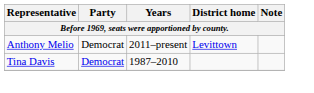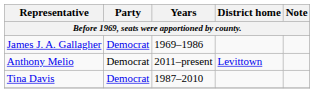+ row: (54, 44)
